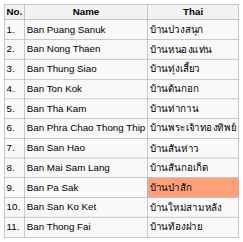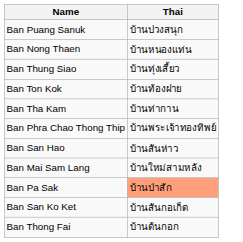- column: (14, 12)
(174, 89) บ้านต้นกอก -> (156, 89) บ้านท้องฝาย
(179, 168) บ้านสันกอเก็ต -> (166, 168) บ้านใหม่สามหลัง
(186, 207) บ้านใหม่สามหลัง -> (159, 207) บ้านสันกอเก็ต
(176, 227) บ้านท้องฝาย -> (154, 227) บ้านต้นกอก
